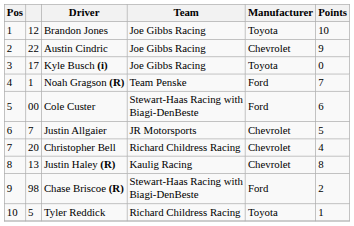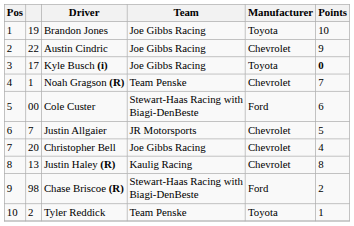(33, 30) 12 -> (33, 30) 19
(321, 65) normal -> (321, 65) bold
(258, 82) Ford -> (269, 82) Chevrolet
(185, 147) Richard Childress Racing -> (168, 147) Joe Gibbs Racing
(31, 211) 5 -> (31, 211) 2
(185, 211) Richard Childress Racing -> (158, 211) Team Penske
